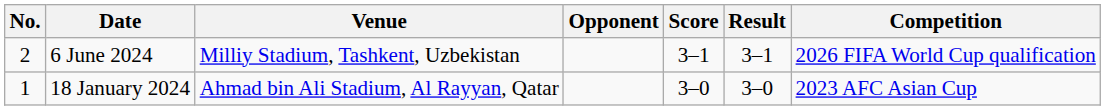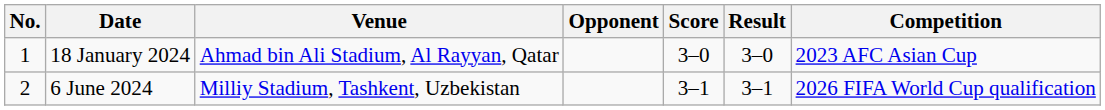rows swapped: (120, 88) <-> (101, 54)
